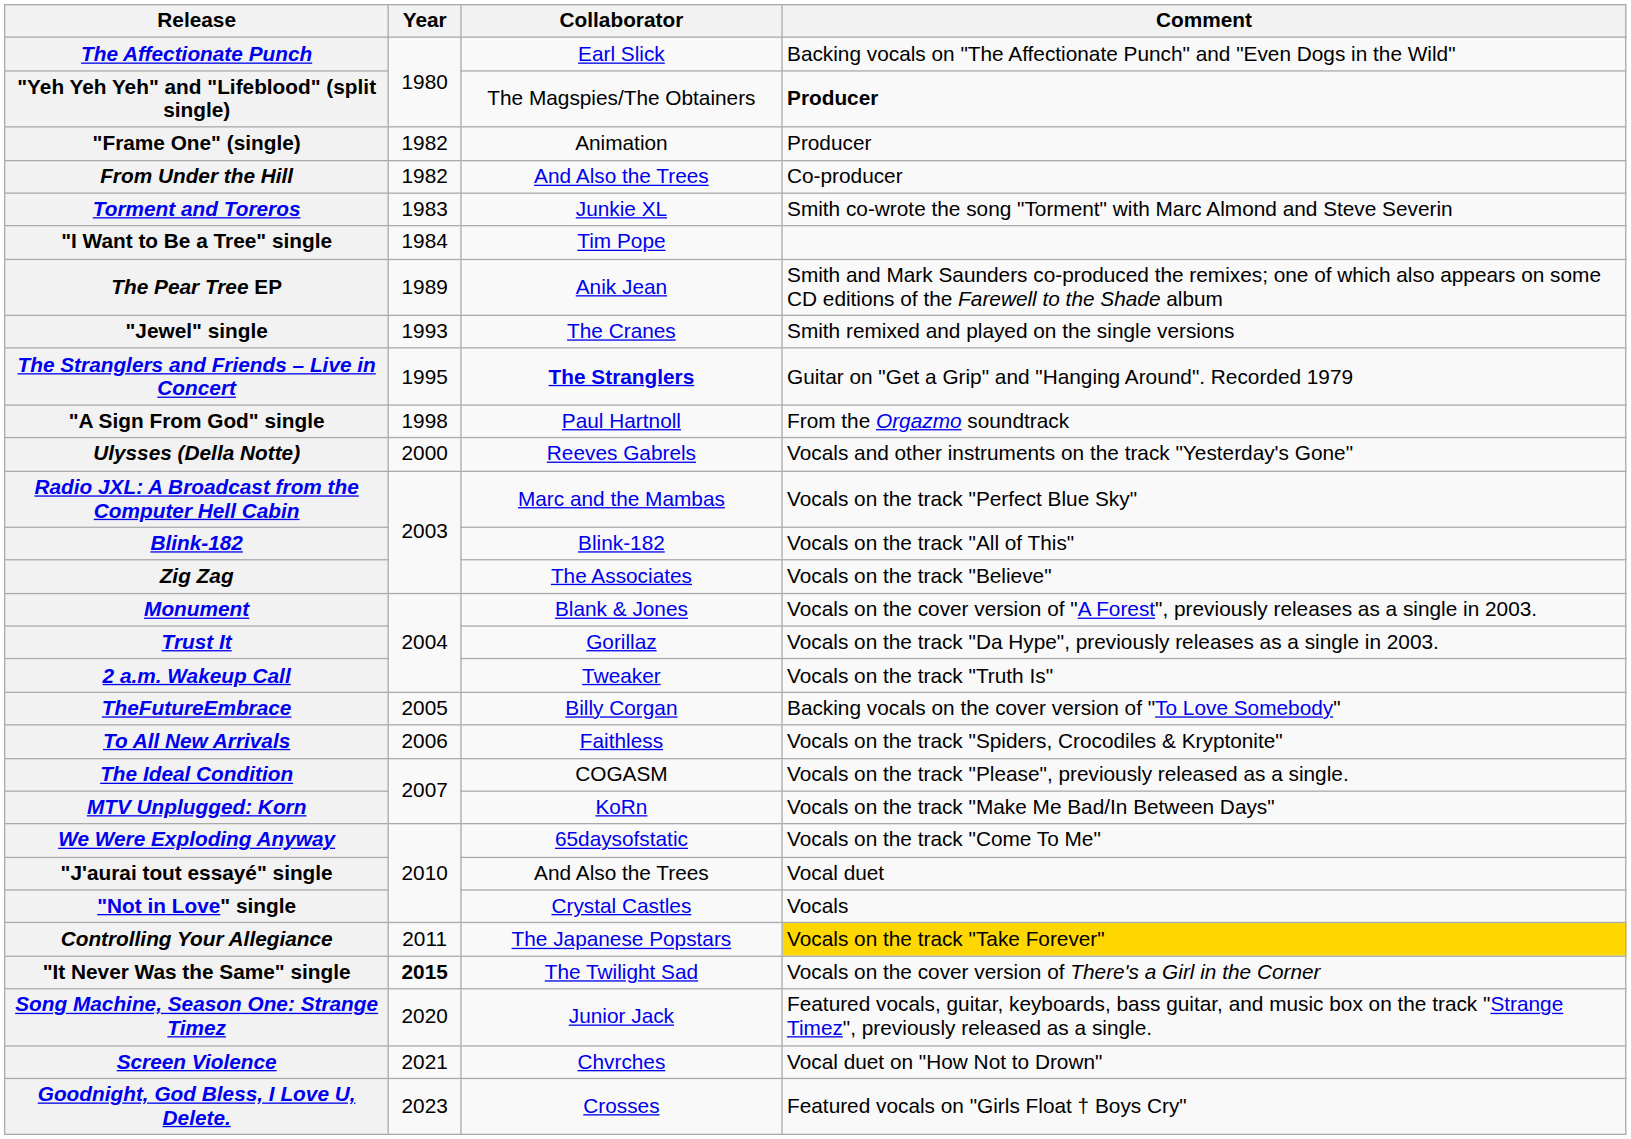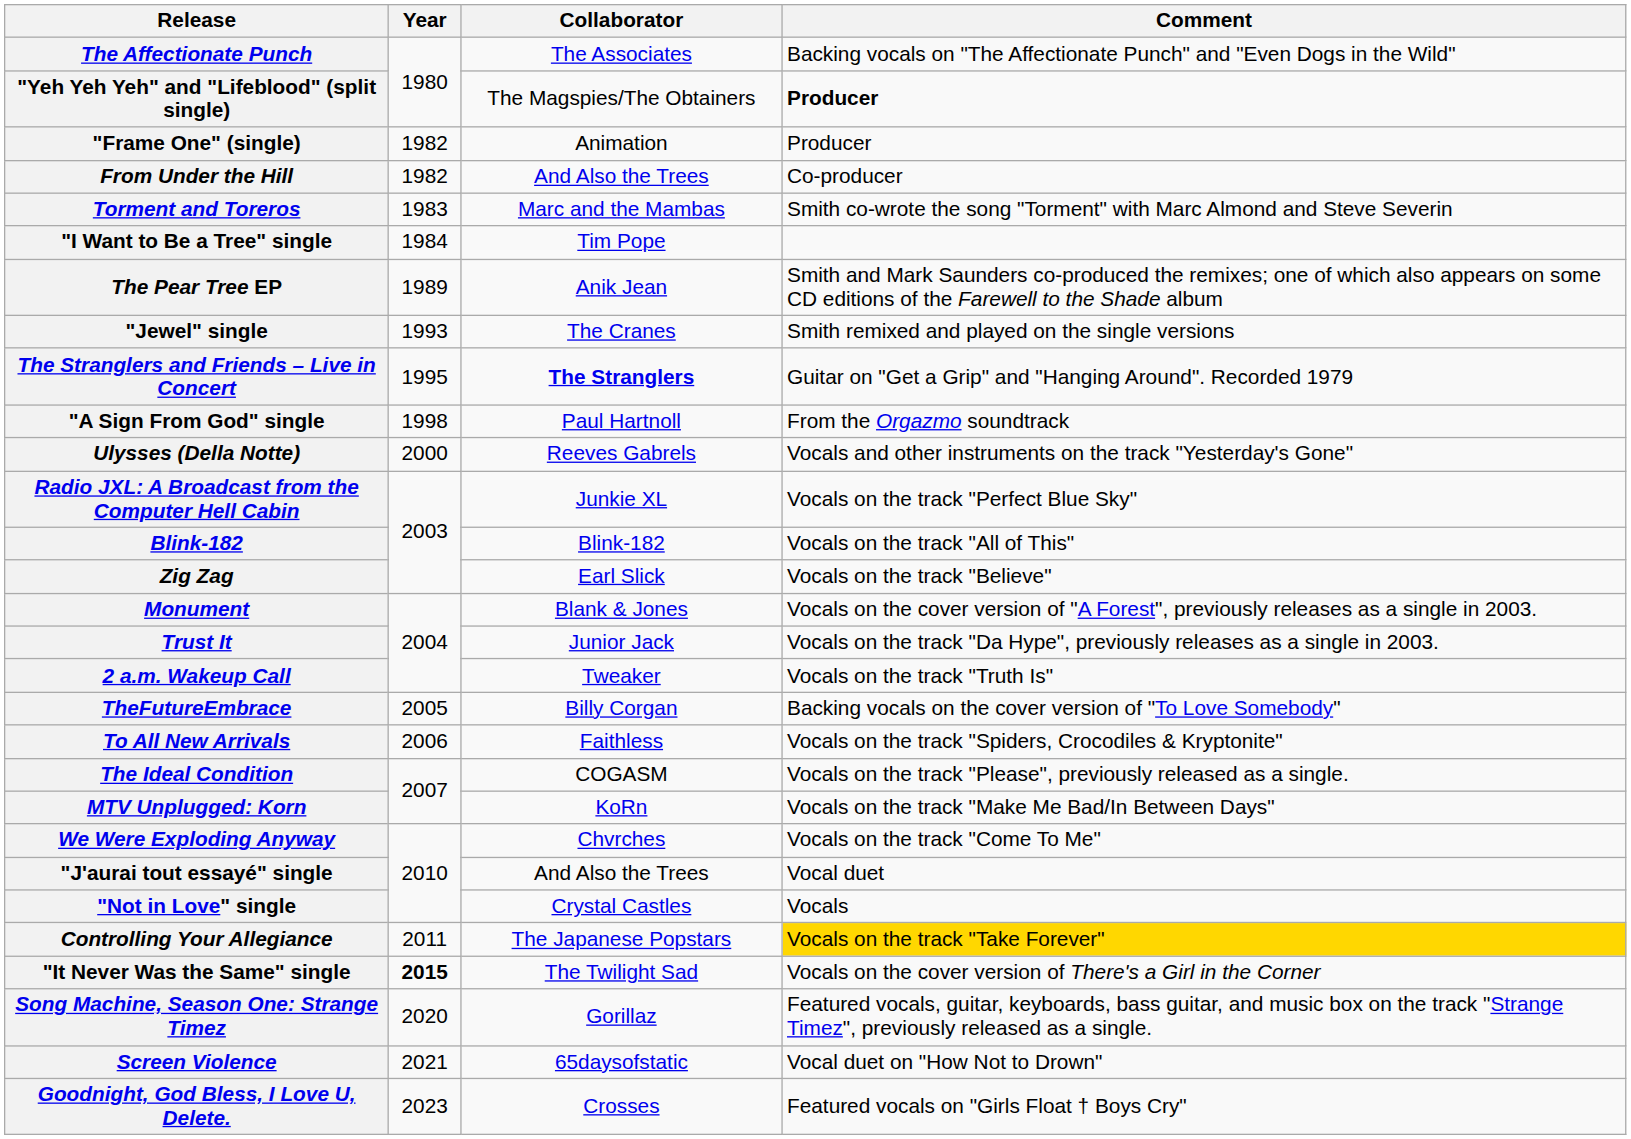(621, 53) Earl Slick -> (621, 53) The Associates
(621, 209) Junkie XL -> (621, 209) Marc and the Mambas
(621, 498) Marc and the Mambas -> (621, 498) Junkie XL
(621, 576) The Associates -> (621, 576) Earl Slick
(621, 642) Gorillaz -> (621, 642) Junior Jack
(621, 840) 65daysofstatic -> (621, 840) Chvrches
(621, 1016) Junior Jack -> (621, 1016) Gorillaz
(621, 1061) Chvrches -> (621, 1061) 65daysofstatic
